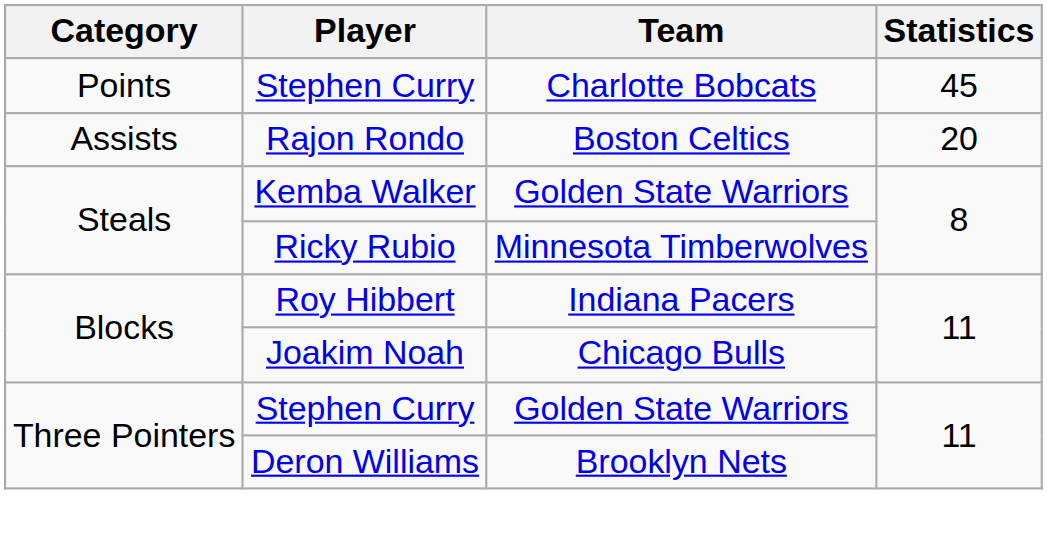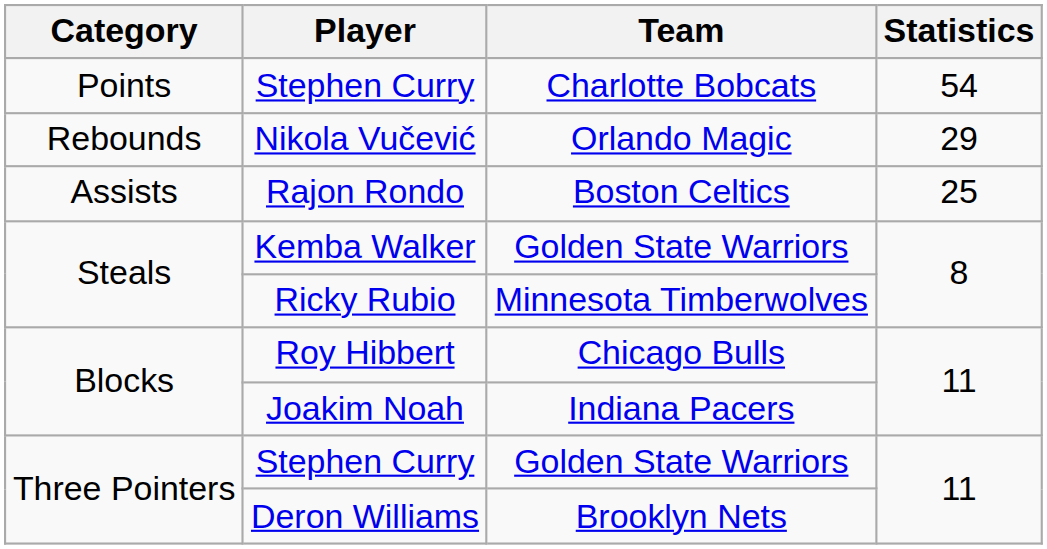(959, 85) 45 -> (959, 85) 54
+ row: (124, 138)
(959, 138) 20 -> (959, 192) 25
(681, 300) Indiana Pacers -> (681, 354) Chicago Bulls
(681, 354) Chicago Bulls -> (681, 407) Indiana Pacers
